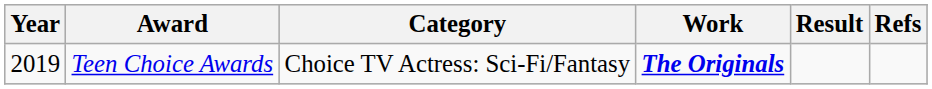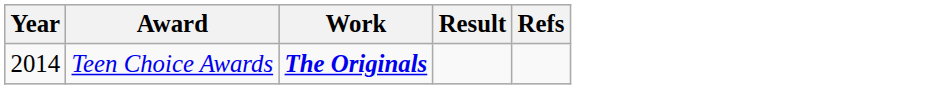- column: (457, 24)
(35, 63) 2019 -> (35, 63) 2014
